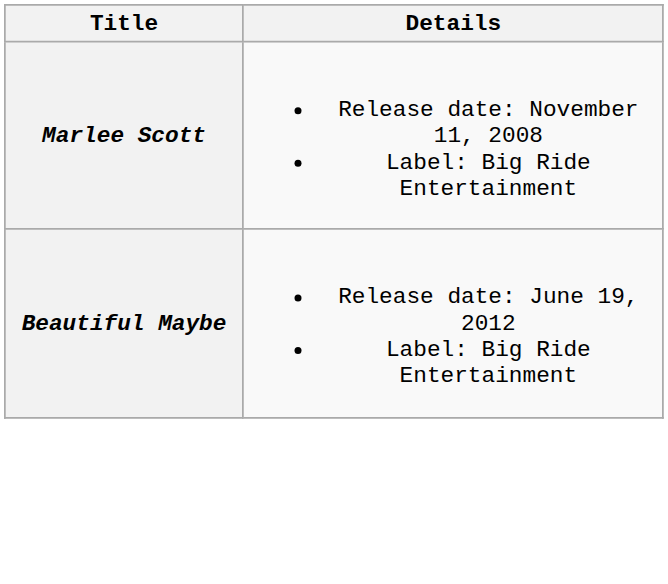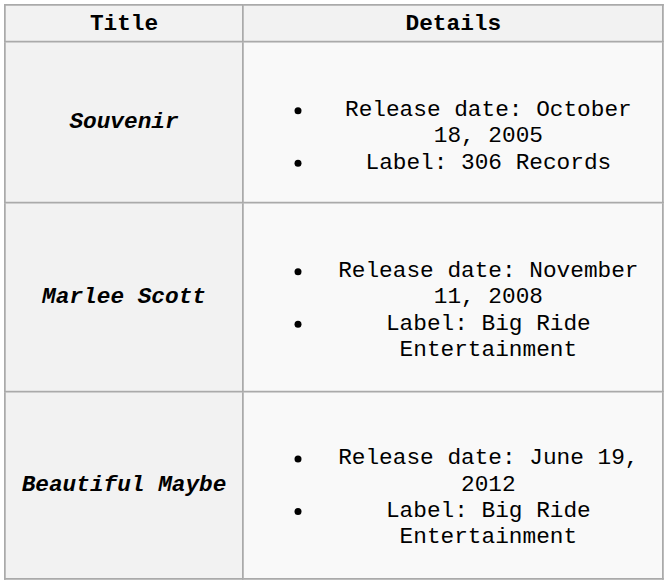+ row: (124, 123)
